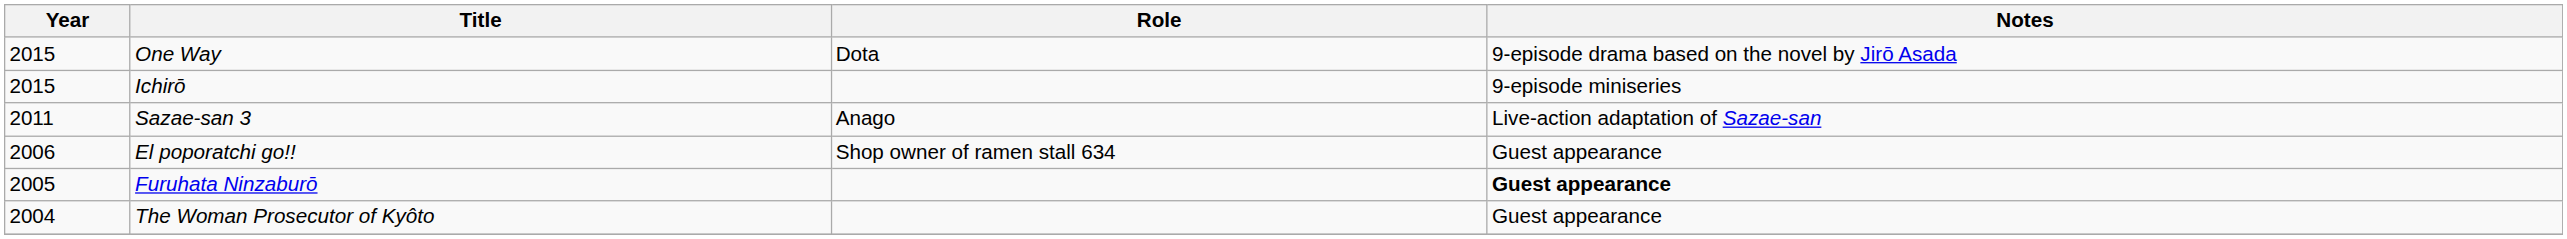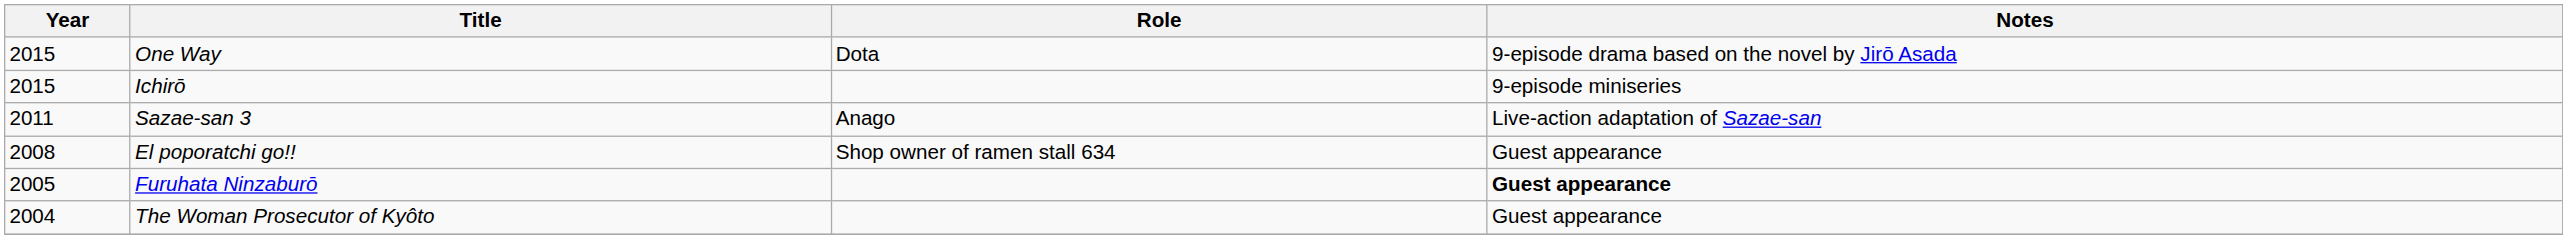(32, 151) 2006 -> (32, 151) 2008
